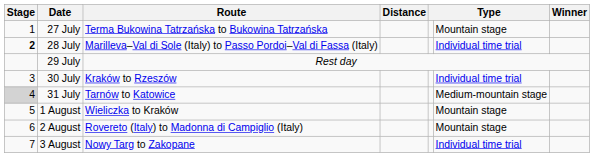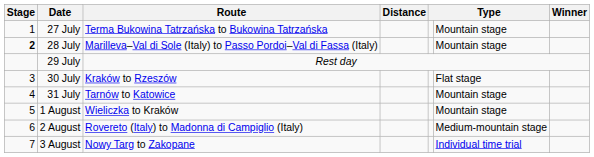(479, 45) Individual time trial -> (471, 45) Mountain stage
(479, 78) Individual time trial -> (458, 78) Flat stage
(32, 95) lightgrey background -> (32, 95) no background
(491, 95) Medium-mountain stage -> (471, 95) Mountain stage
(471, 128) Mountain stage -> (491, 128) Medium-mountain stage
